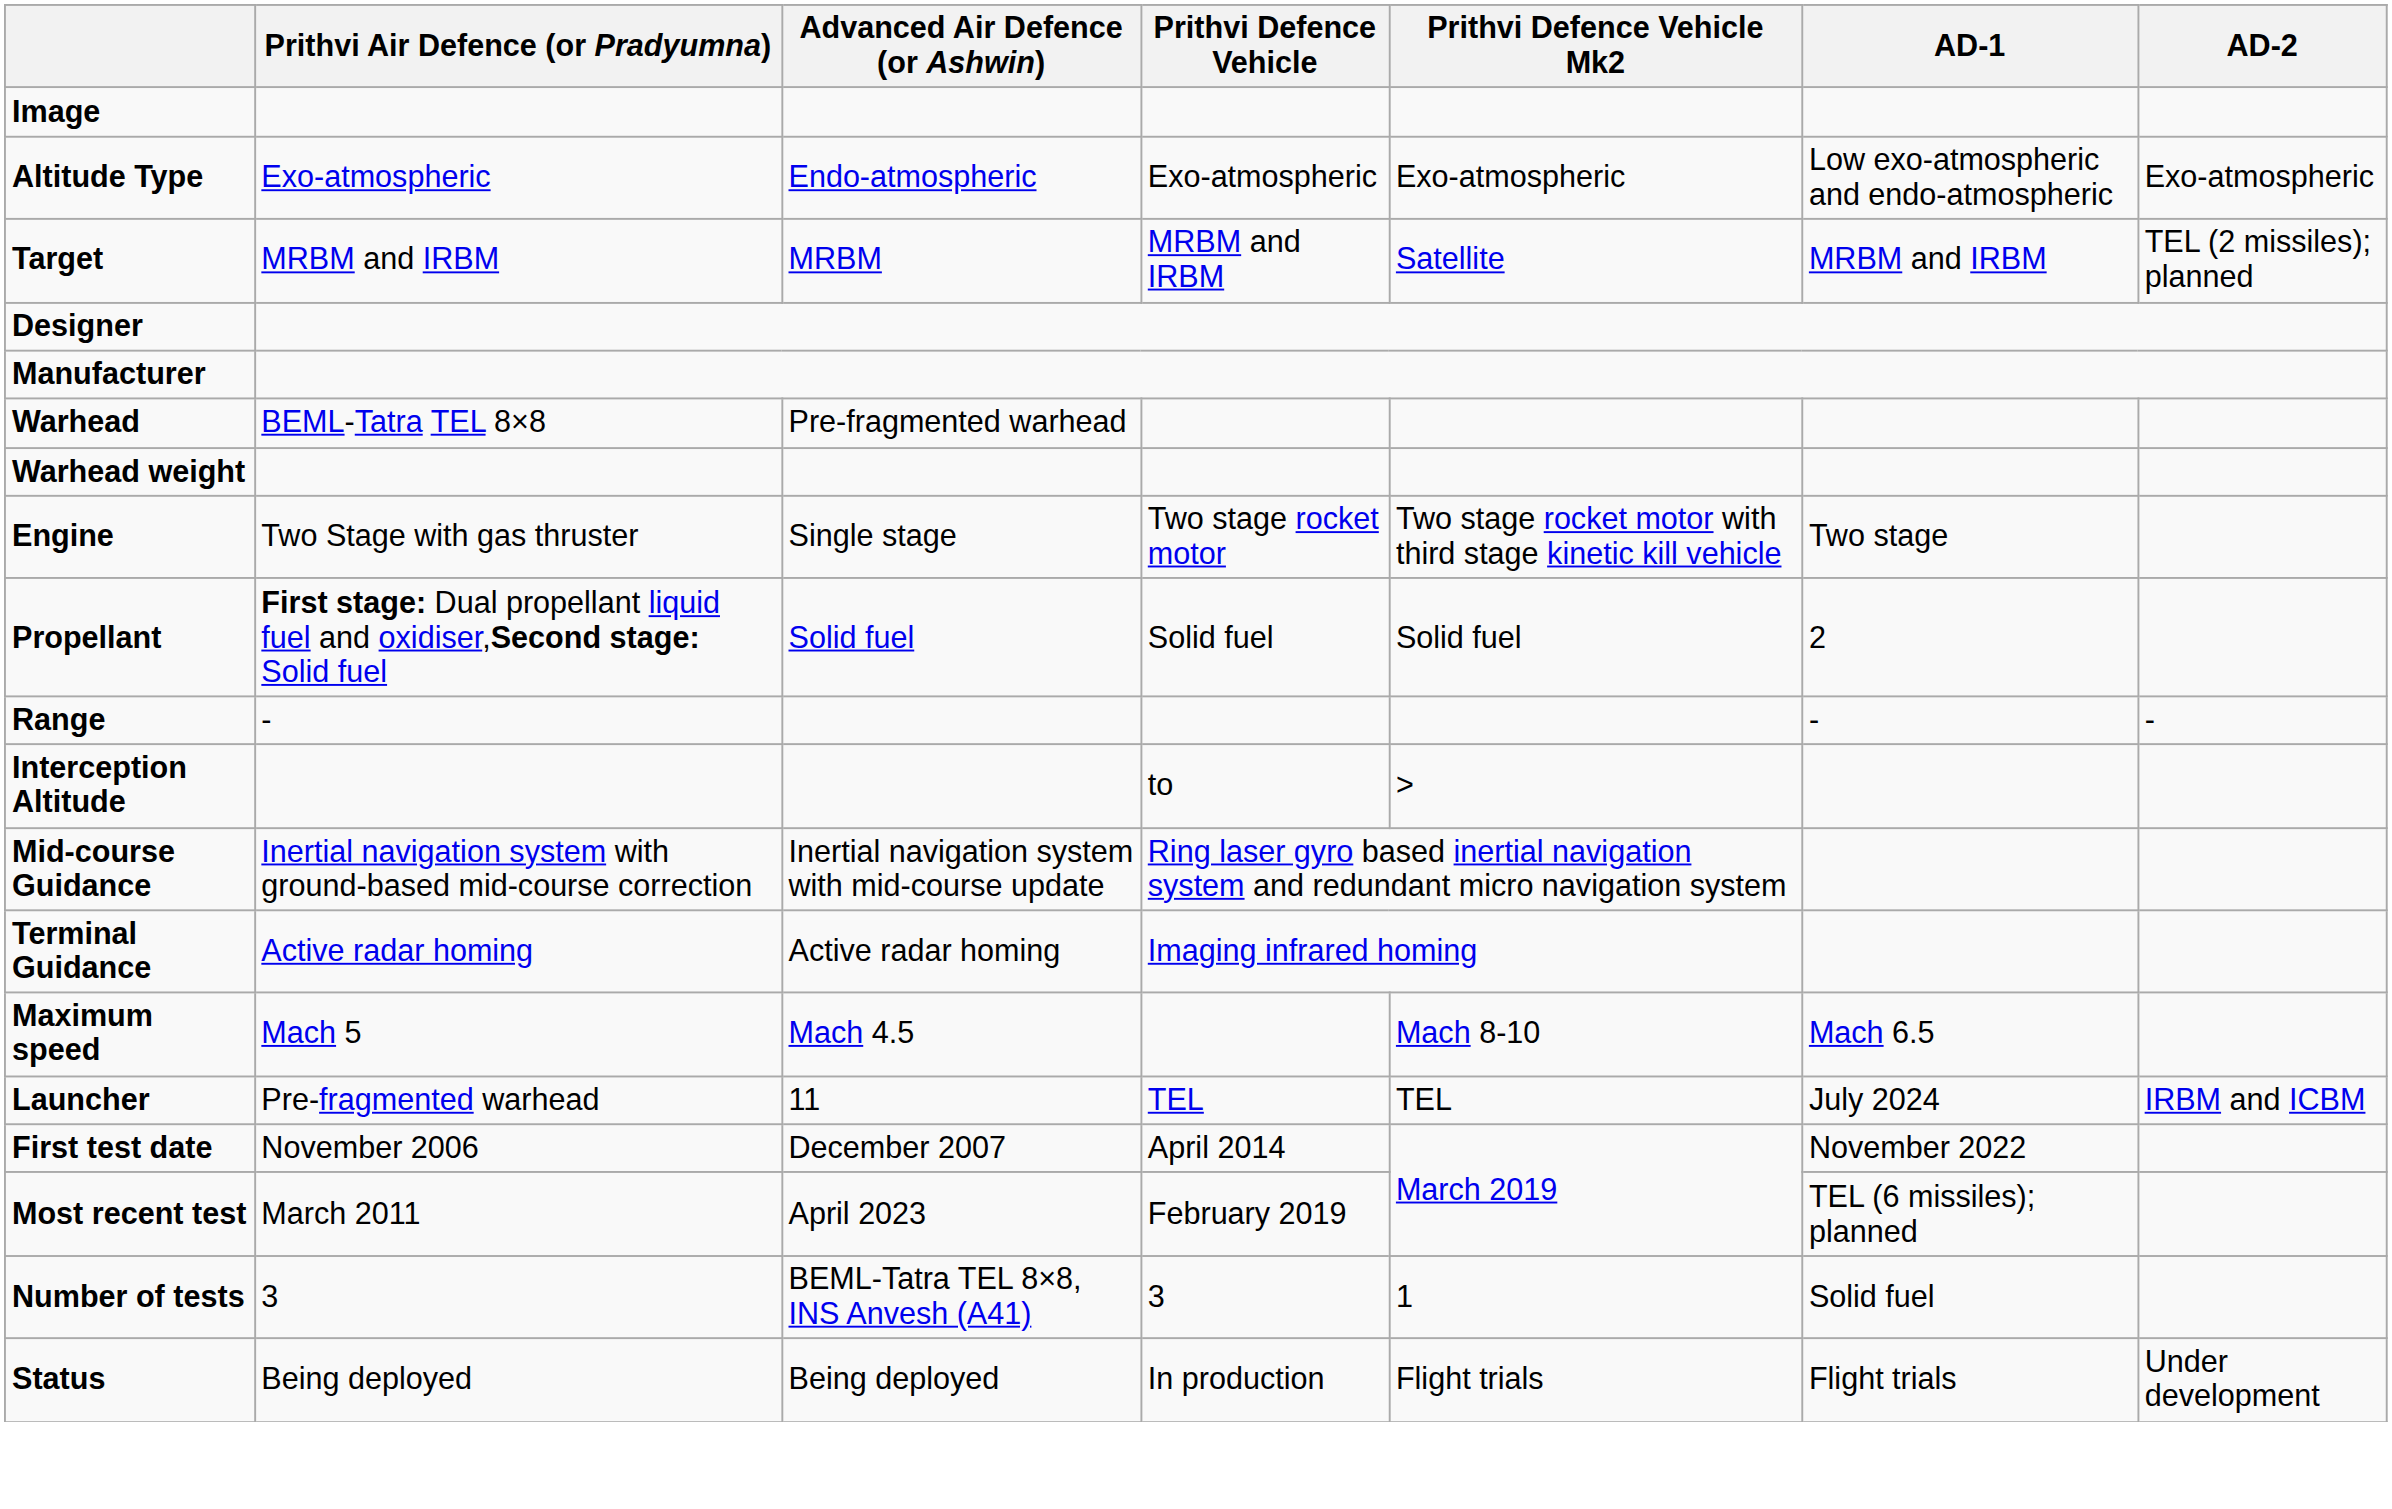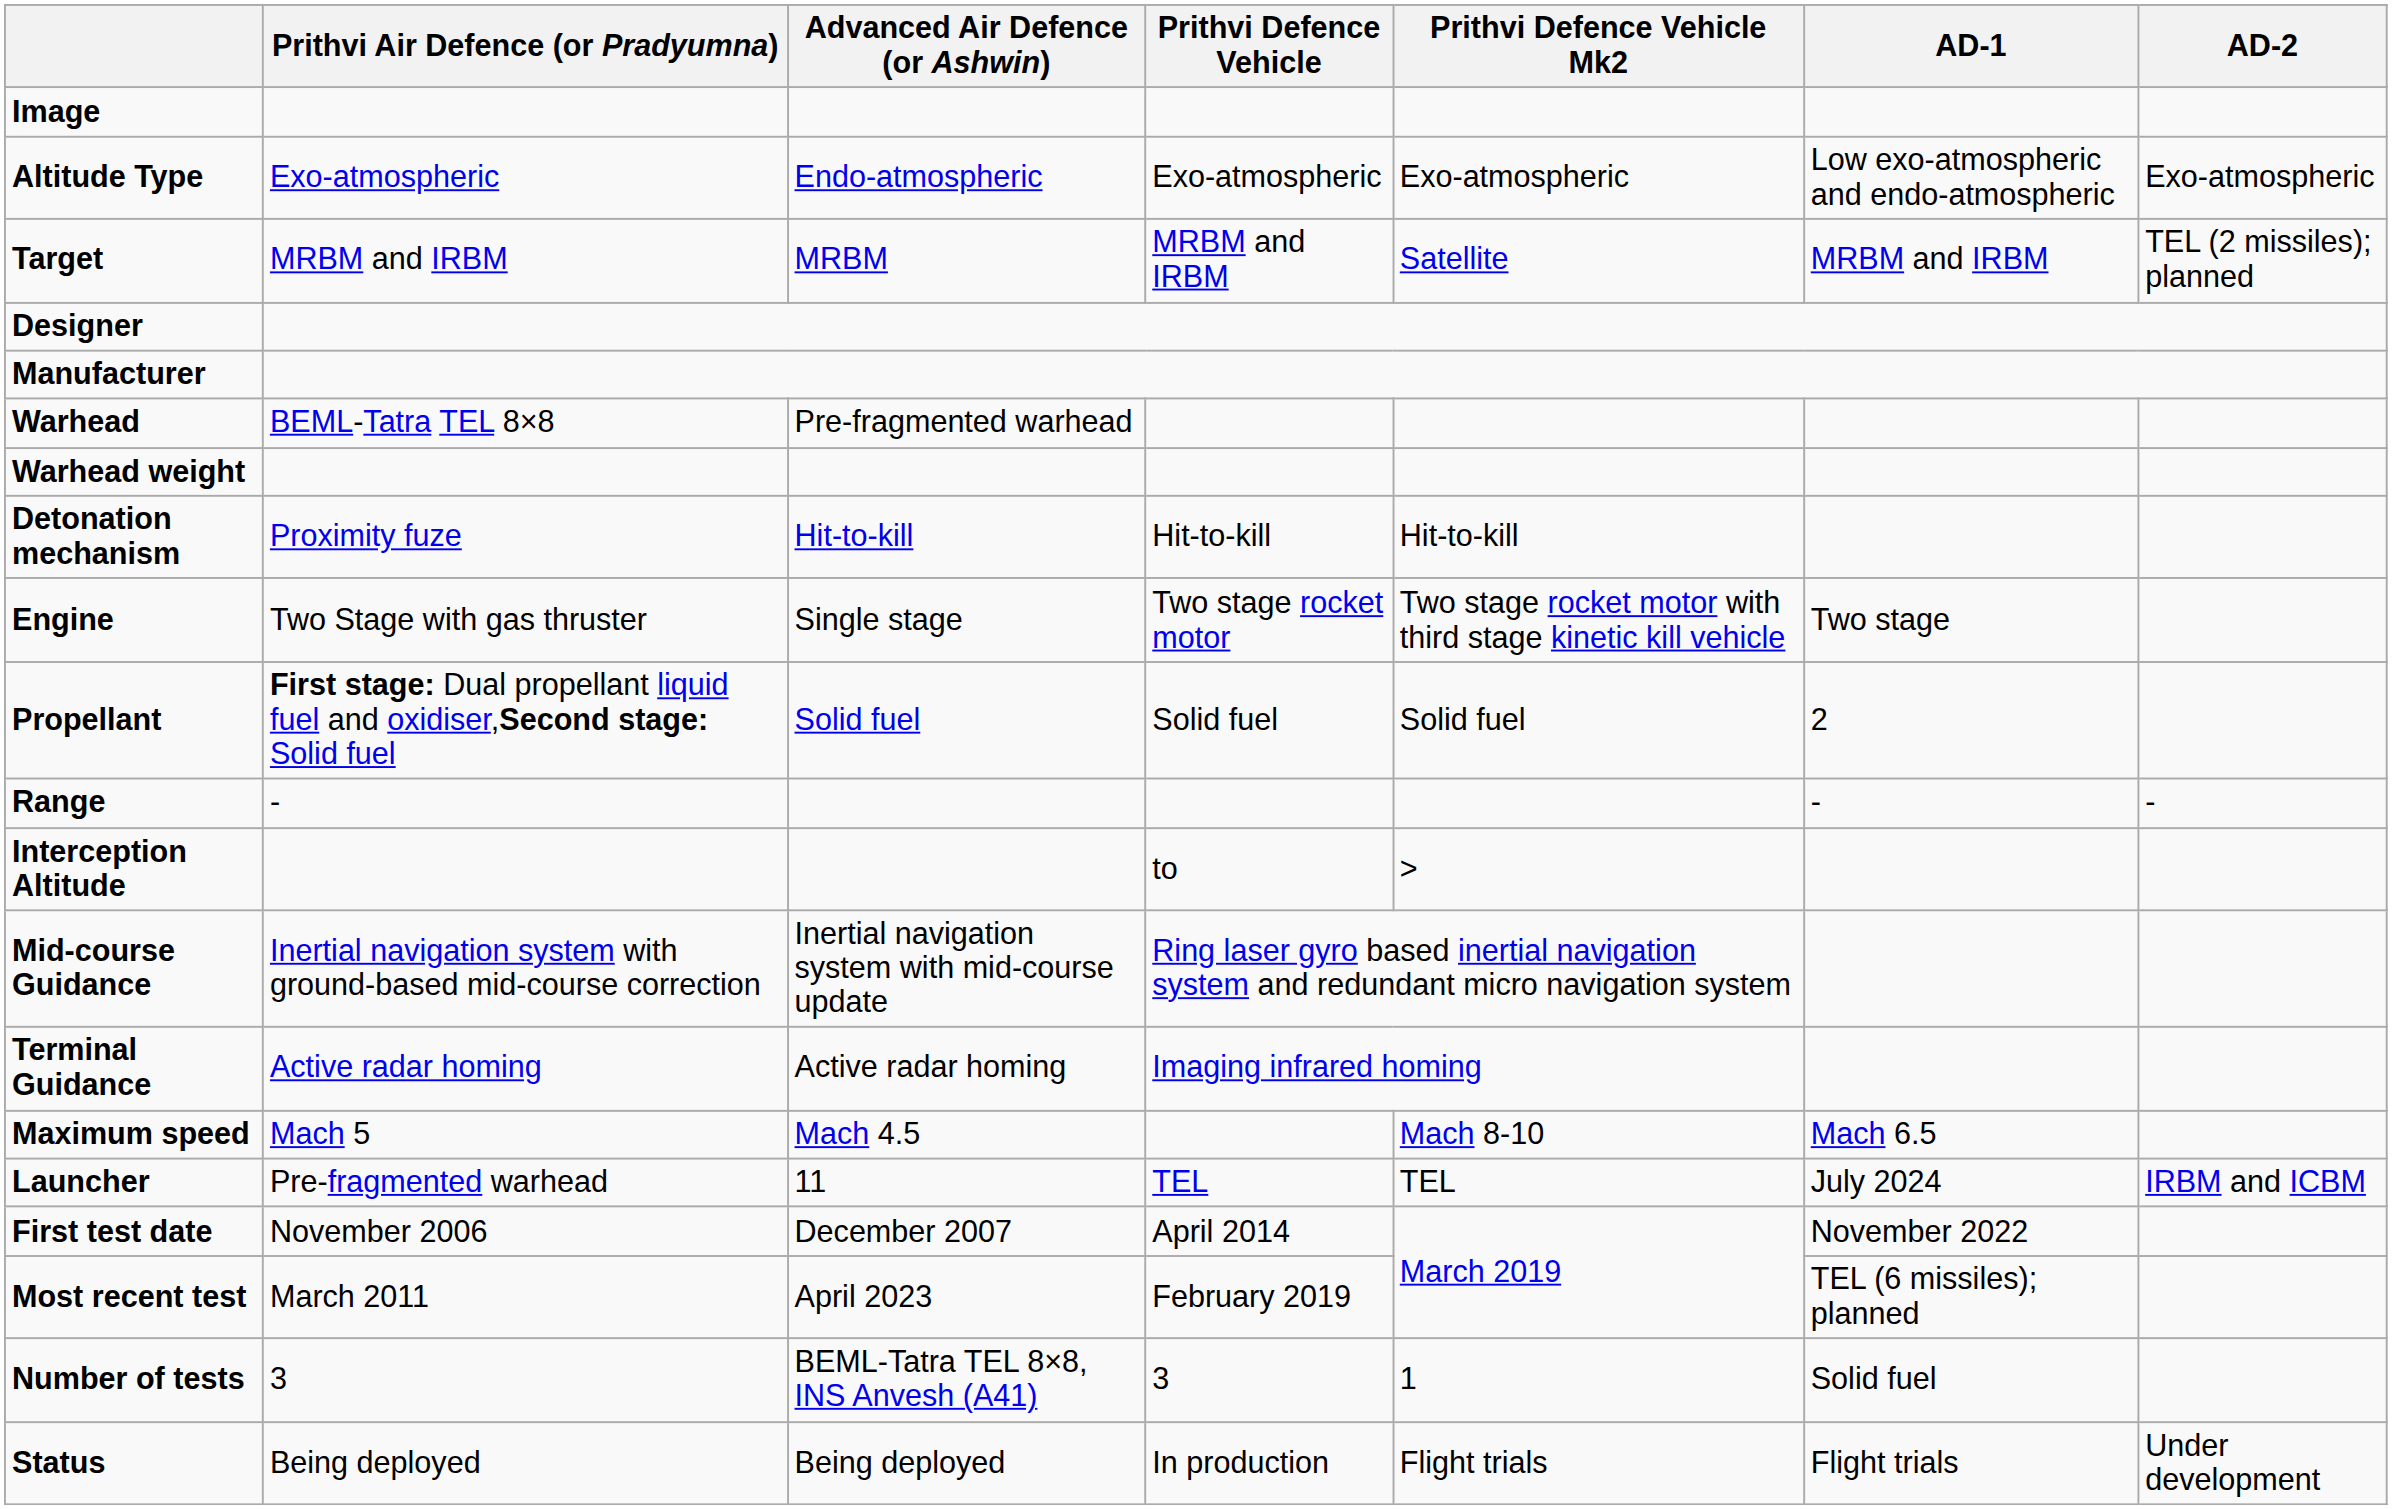+ row: (96, 536)
